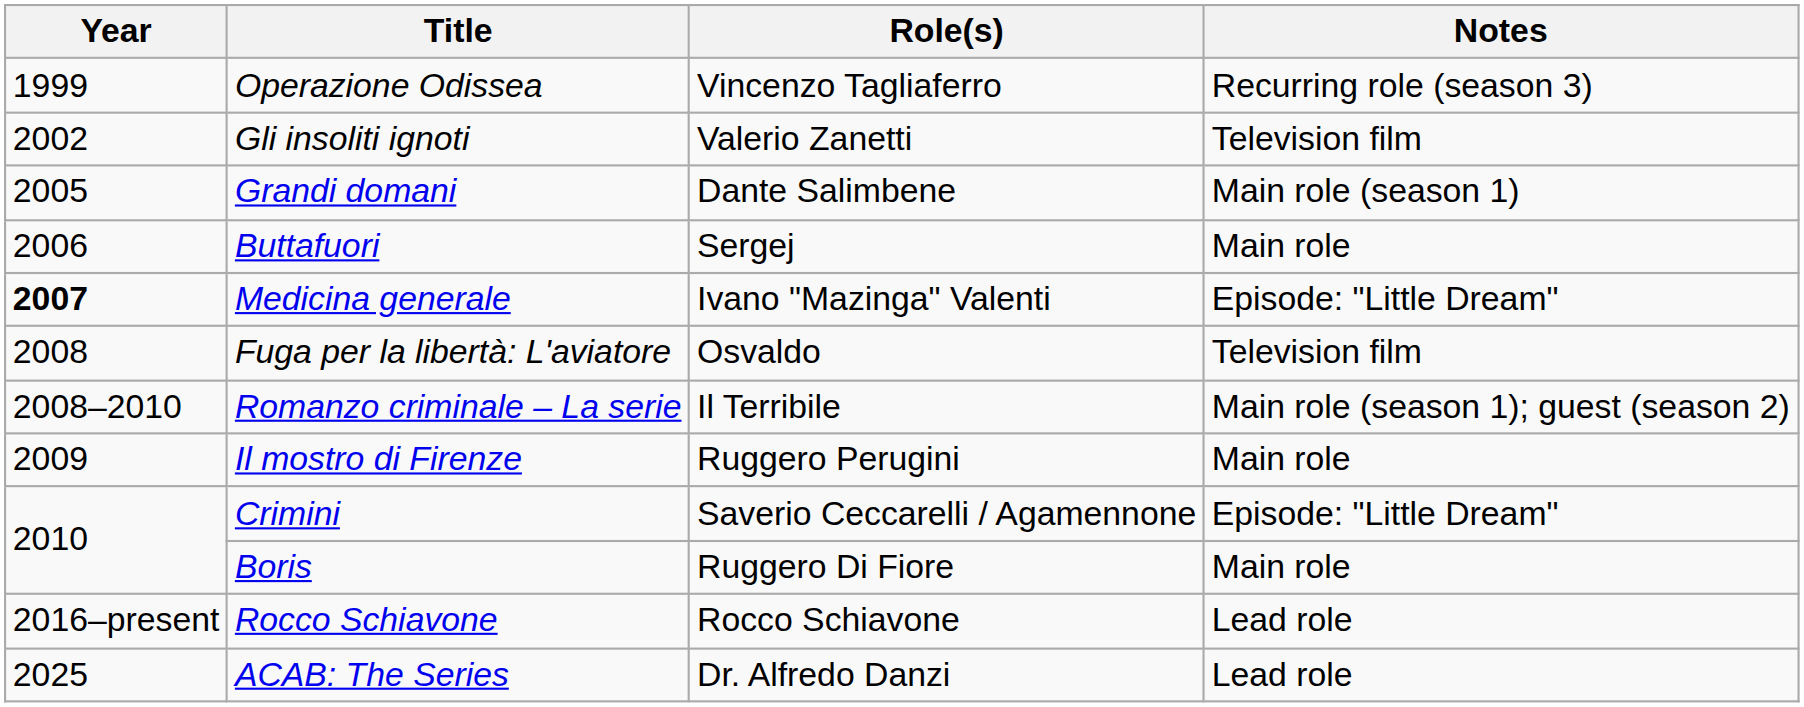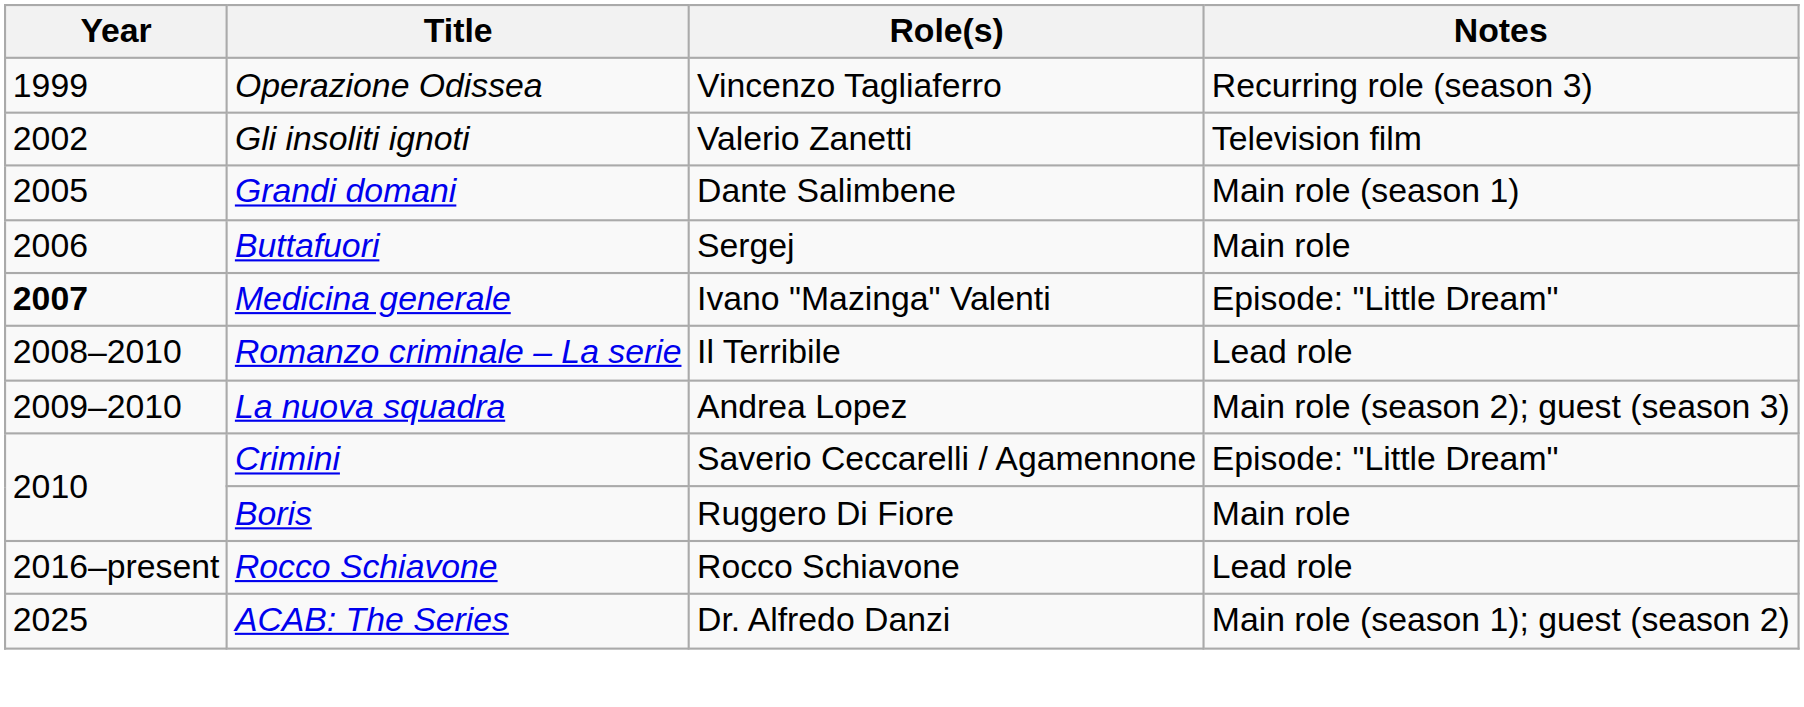- row: (453, 352)
(1501, 406) Main role (season 1); guest (season 2) -> (1282, 352) Lead role
- row: (378, 459)
+ row: (370, 406)
(1282, 673) Lead role -> (1501, 620) Main role (season 1); guest (season 2)
